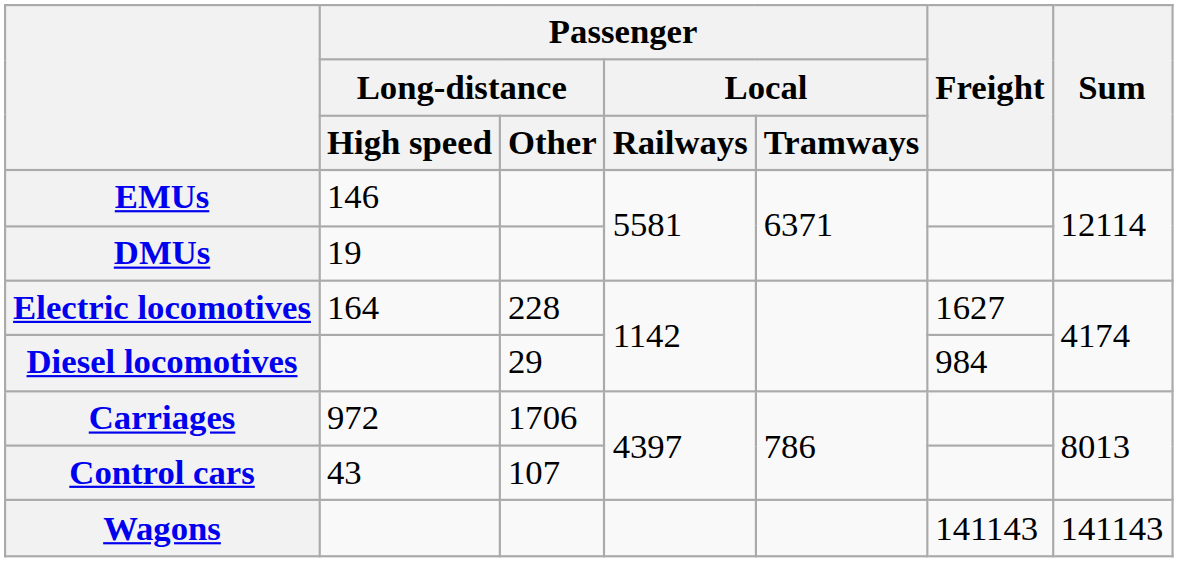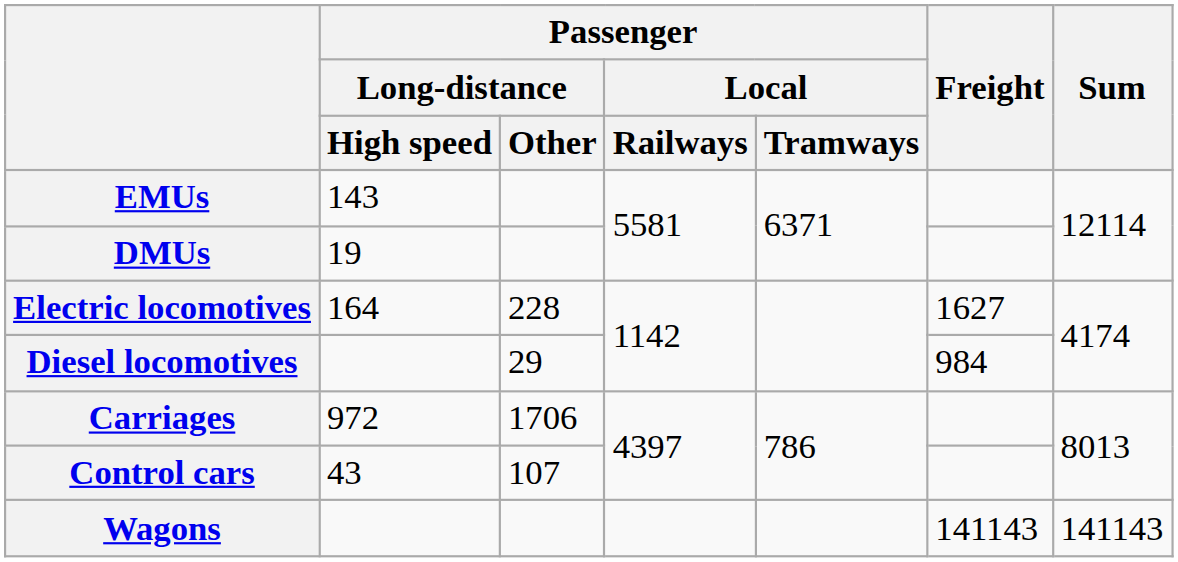(353, 197) 146 -> (353, 197) 143
